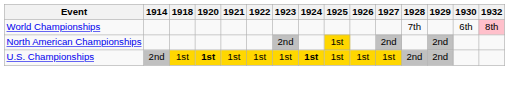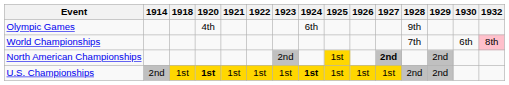+ row: (41, 27)
(389, 42) normal -> (389, 57) bold
